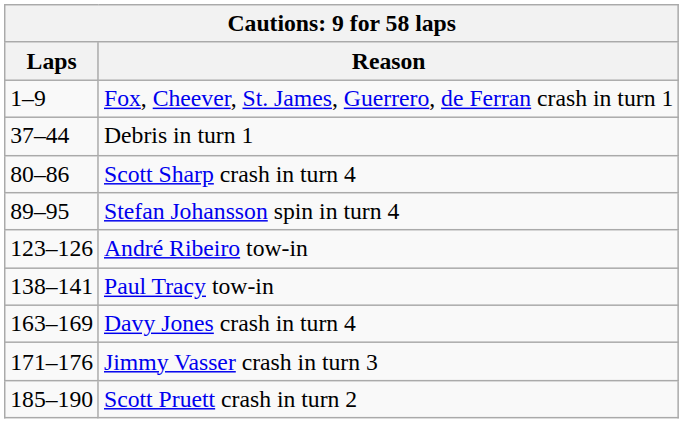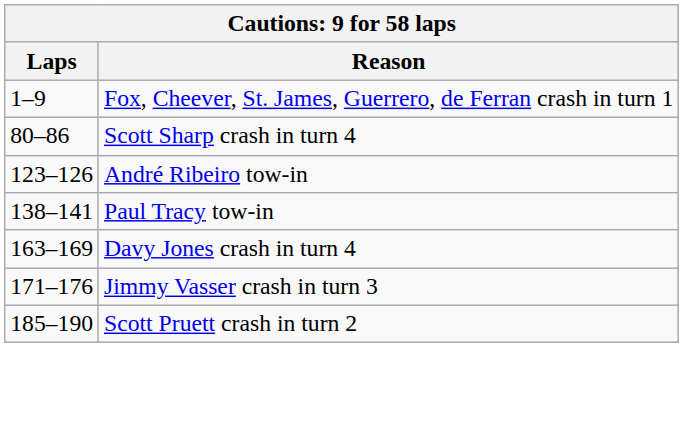- row: (179, 135)
- row: (252, 211)
